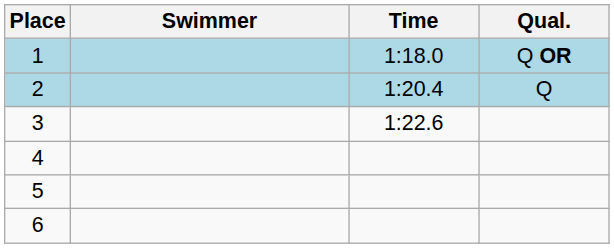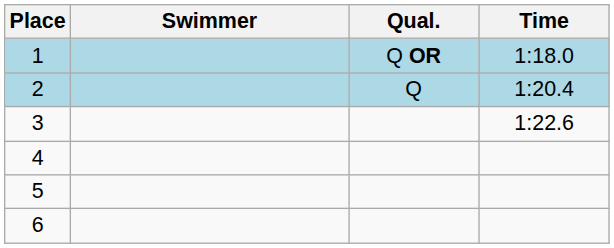columns swapped: (414, 21) <-> (544, 21)
